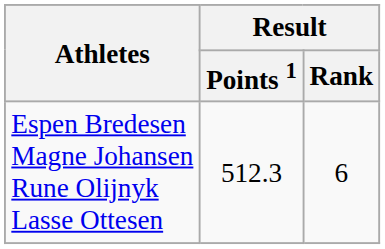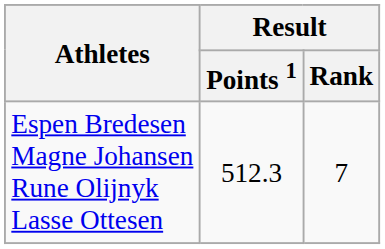(341, 172) 6 -> (341, 172) 7
